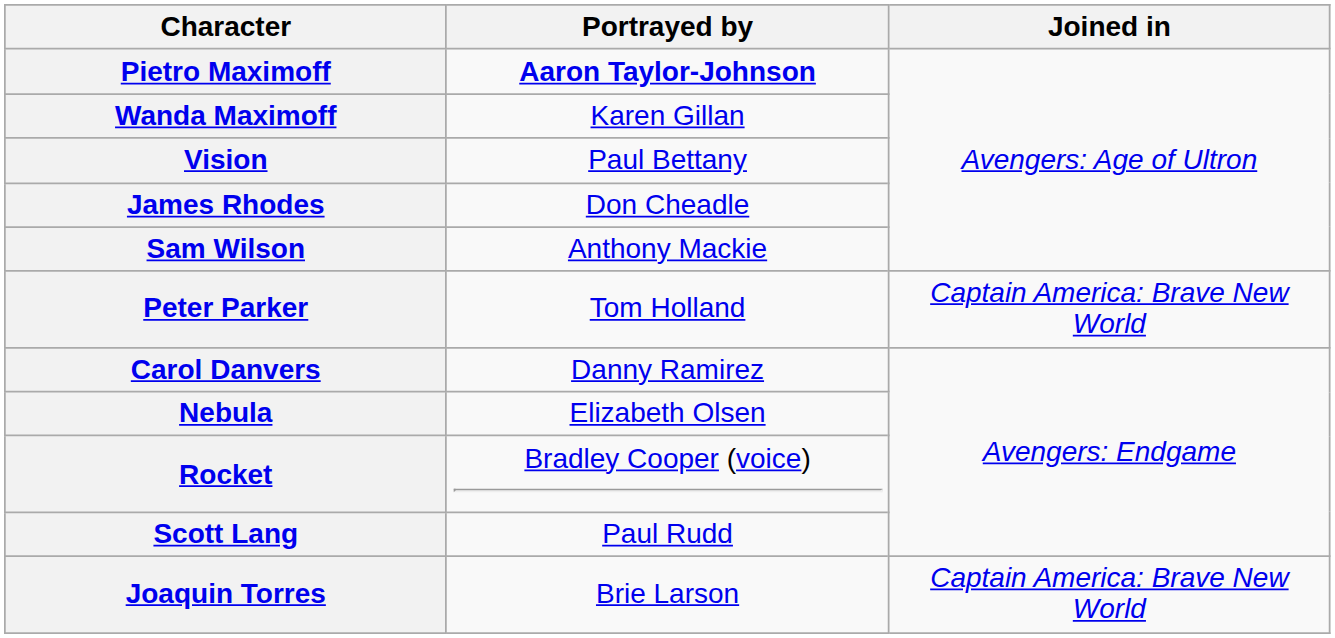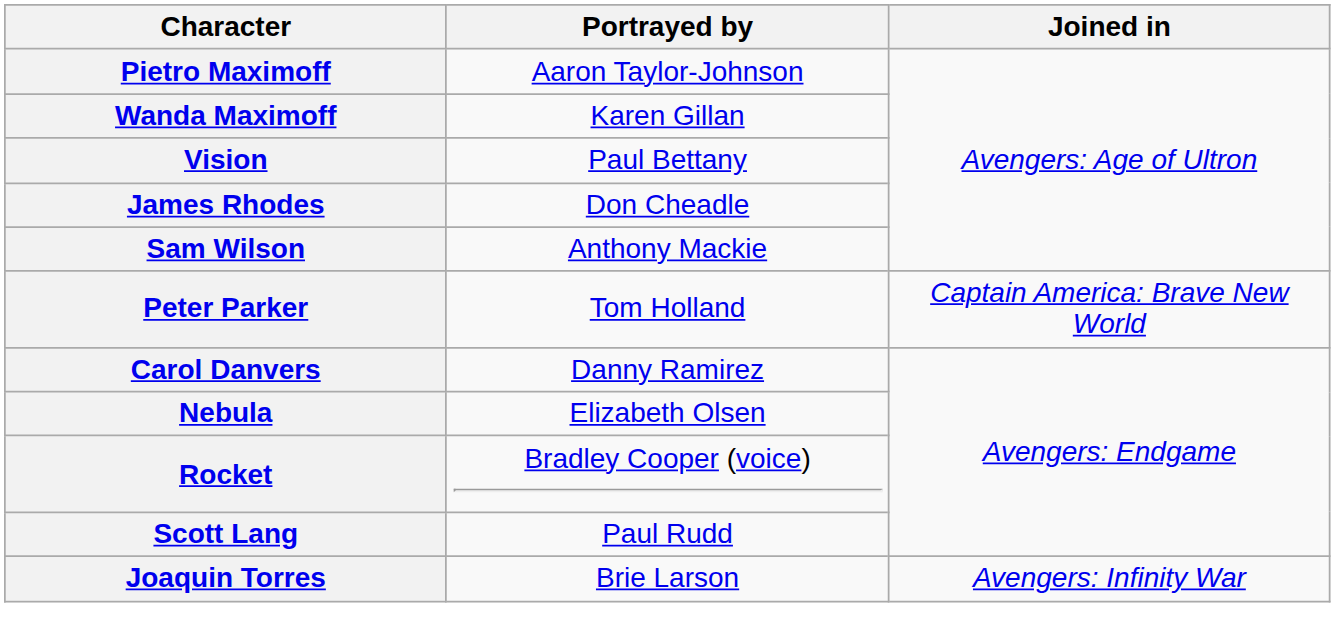(668, 71) bold -> (668, 71) normal
(1109, 593) Captain America: Brave New World -> (1109, 578) Avengers: Infinity War
